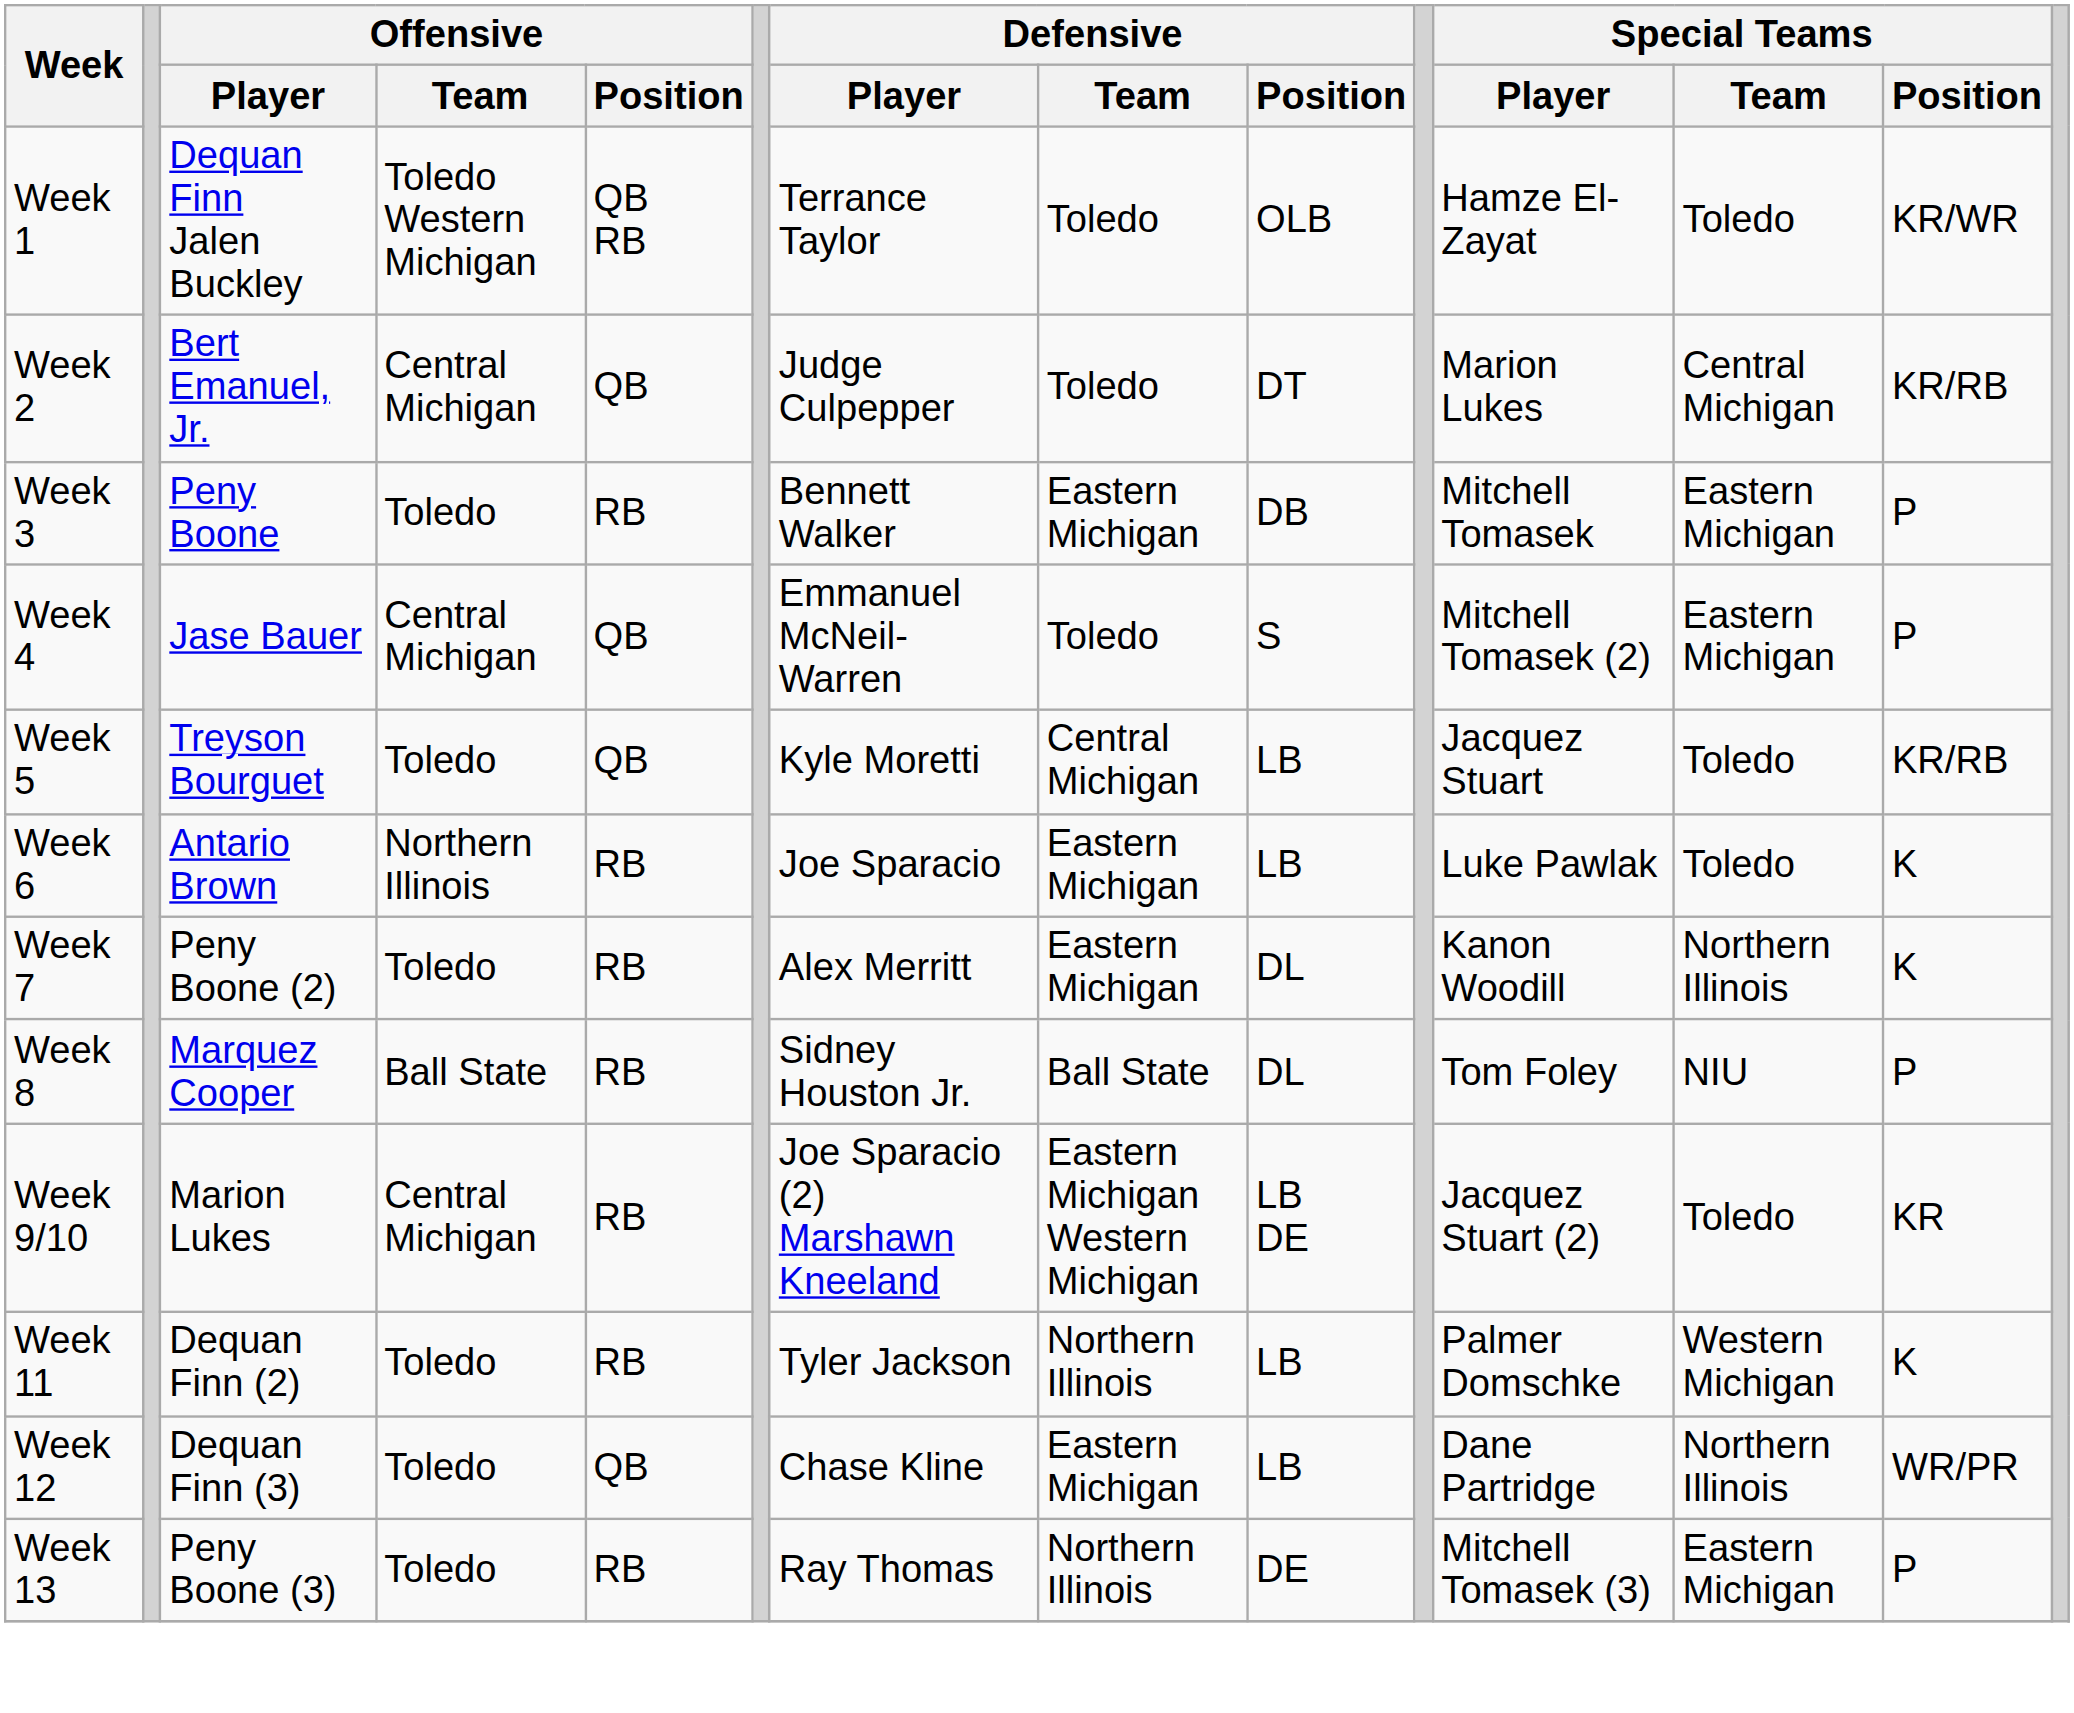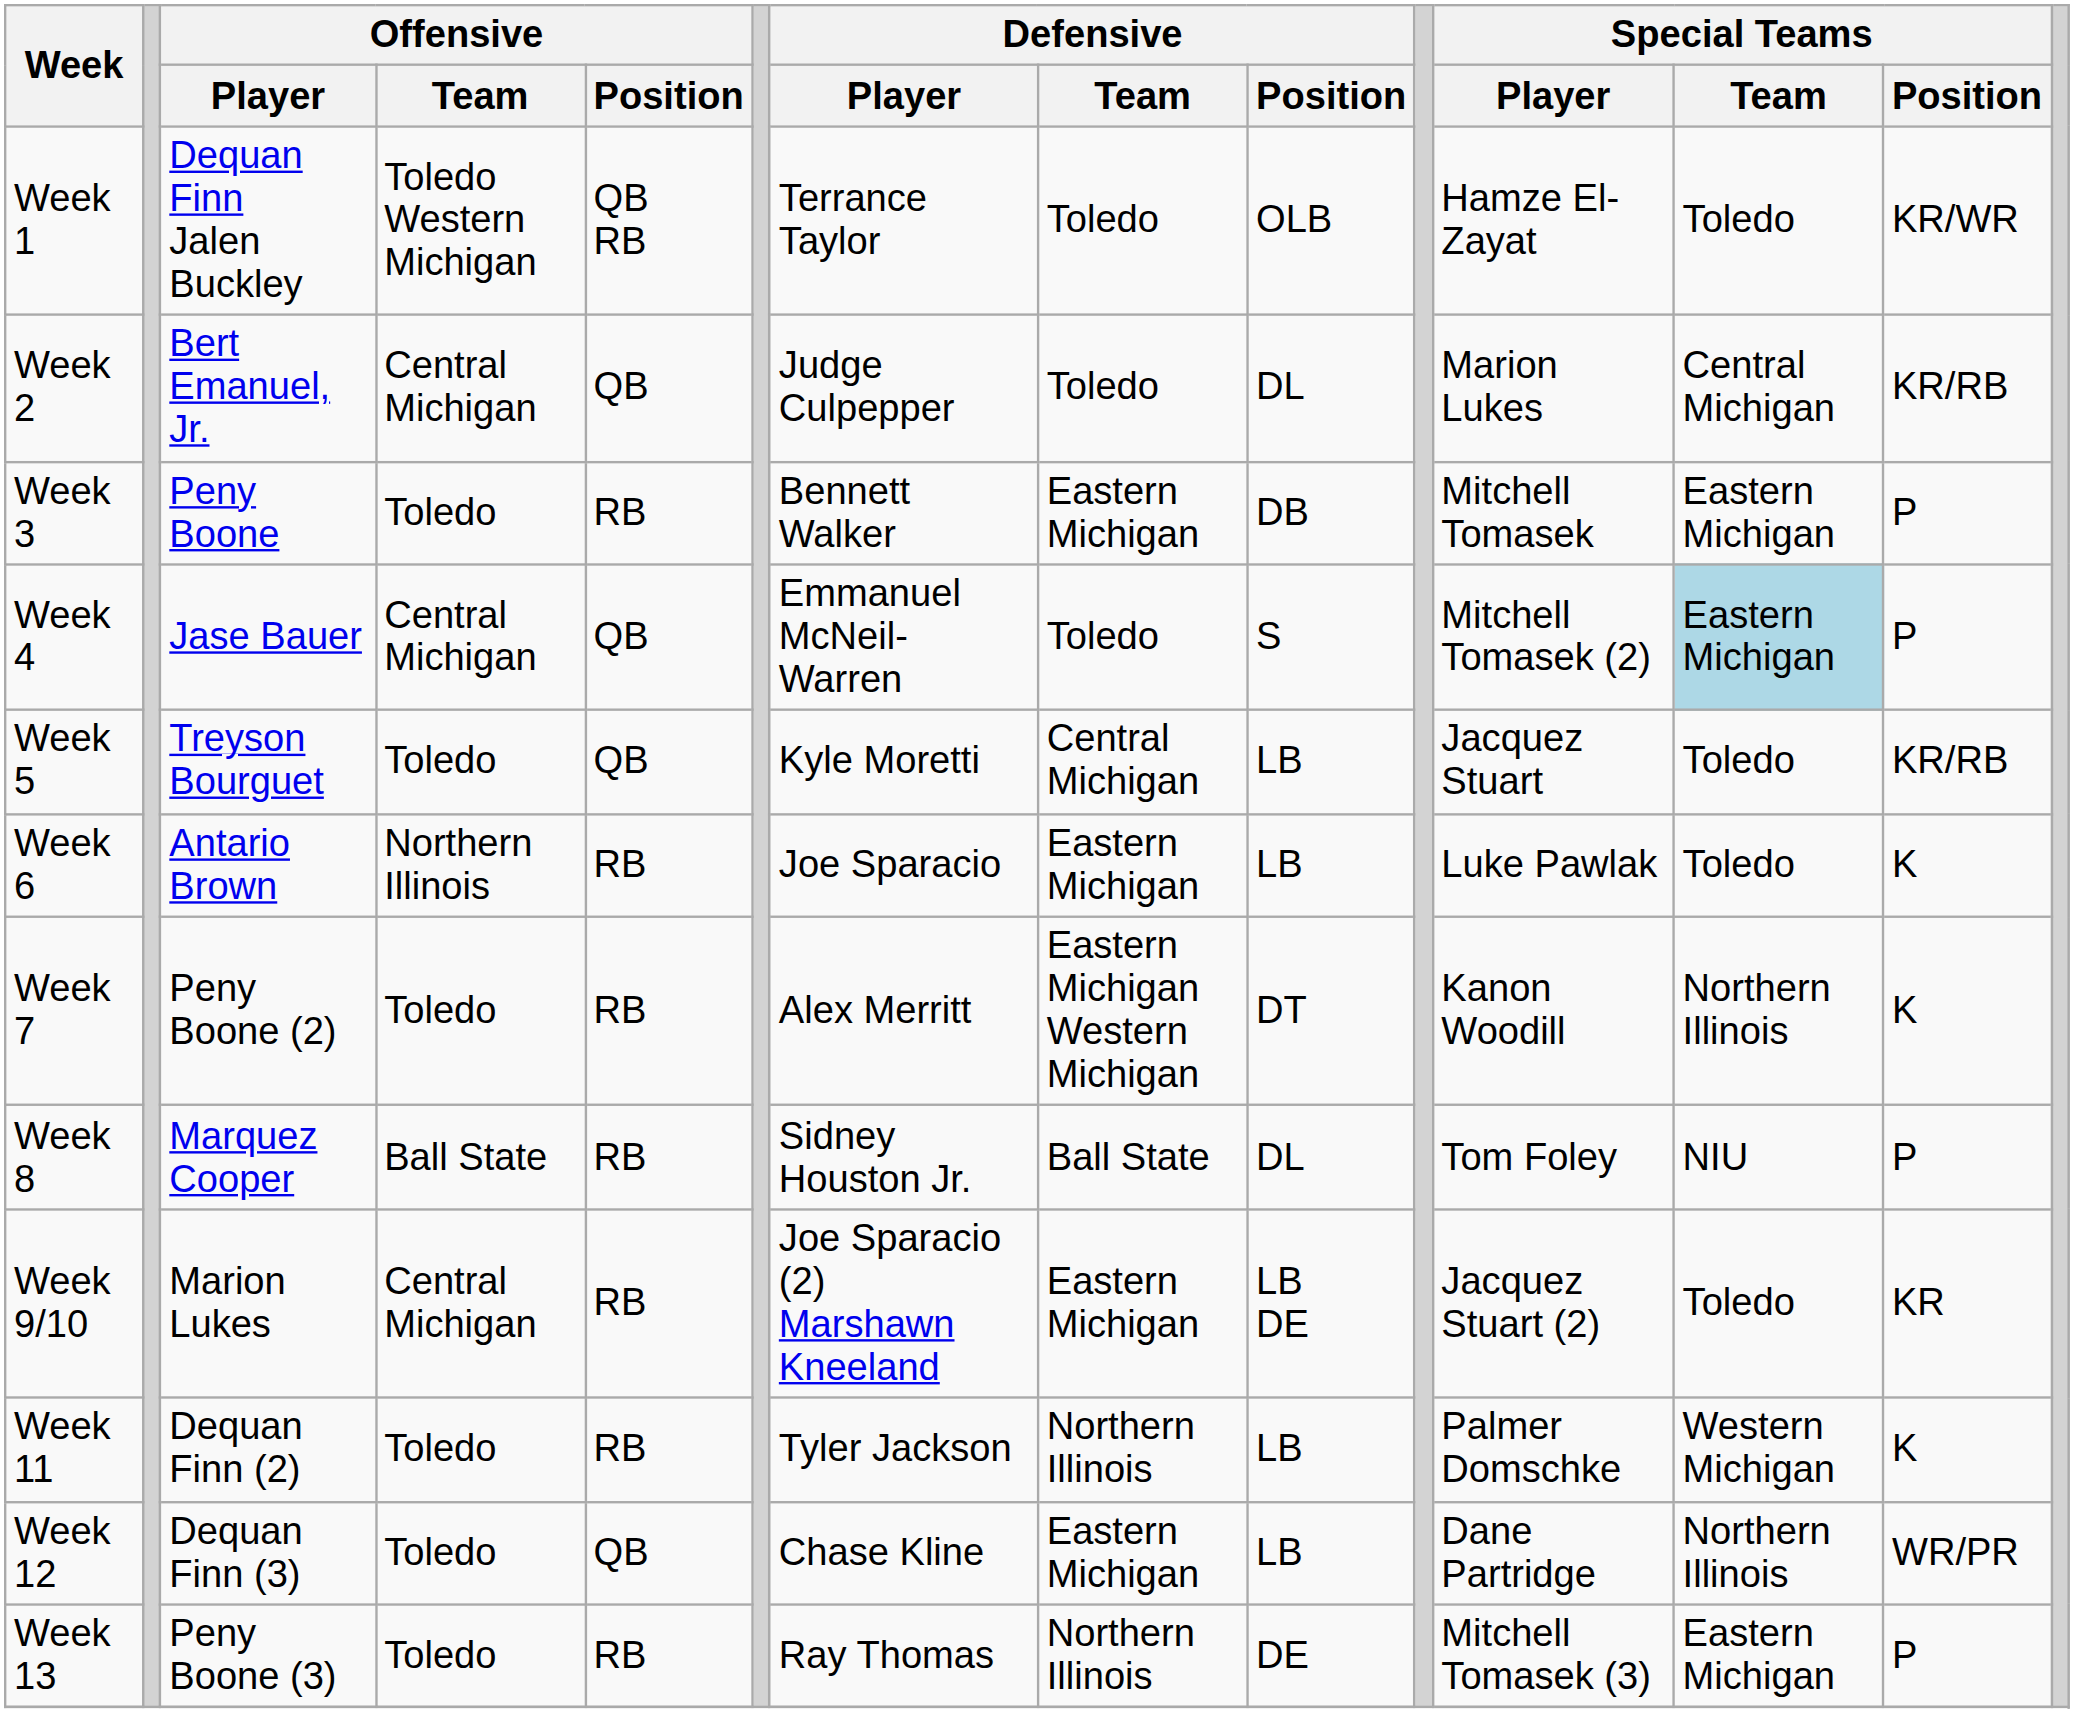(1281, 387) DT -> (1280, 387) DL
(1759, 636) no background -> (1759, 636) lightblue background
(1123, 967) Eastern Michigan -> (1123, 1010) Eastern Michigan Western Michigan
(1280, 967) DL -> (1281, 1010) DT
(1123, 1216) Eastern Michigan Western Michigan -> (1123, 1302) Eastern Michigan
